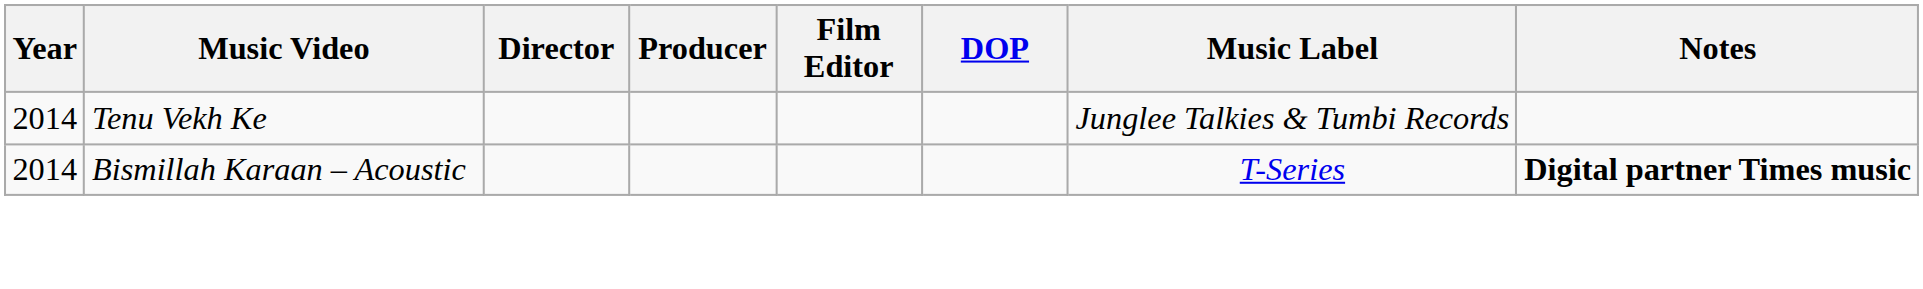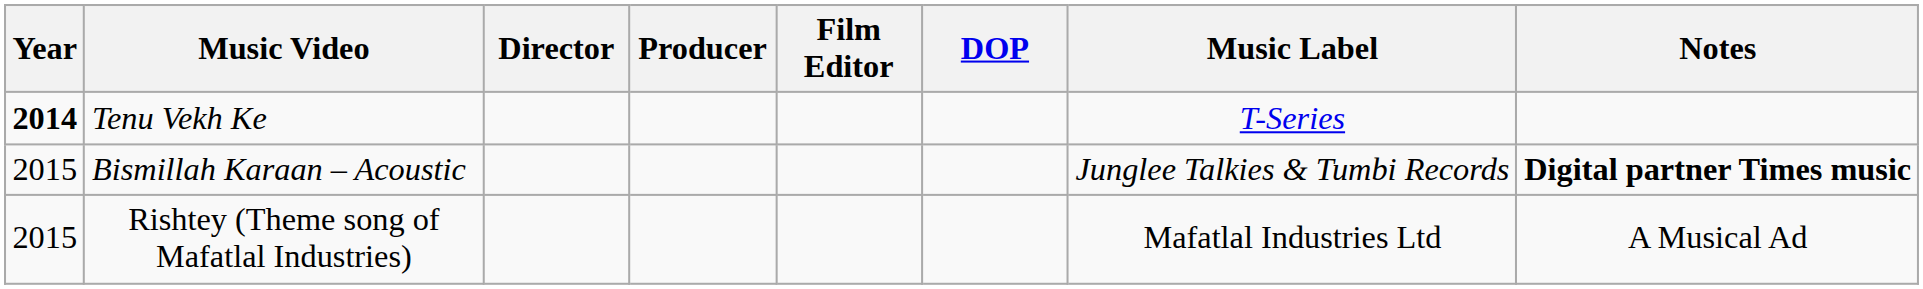(45, 117) normal -> (45, 117) bold
(1292, 117) Junglee Talkies & Tumbi Records -> (1292, 117) T-Series
(45, 169) 2014 -> (45, 169) 2015
(1292, 169) T-Series -> (1292, 169) Junglee Talkies & Tumbi Records
+ row: (284, 238)
